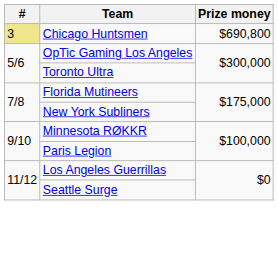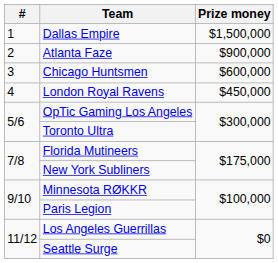+ row: (81, 33)
+ row: (77, 53)
(11, 33) khaki background -> (11, 72) no background
(245, 33) $690,800 -> (245, 72) $600,000
+ row: (103, 92)
